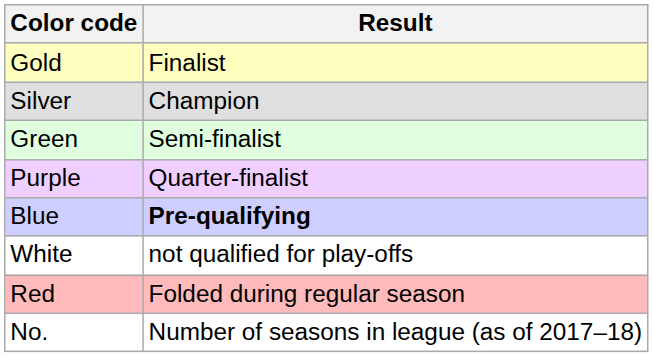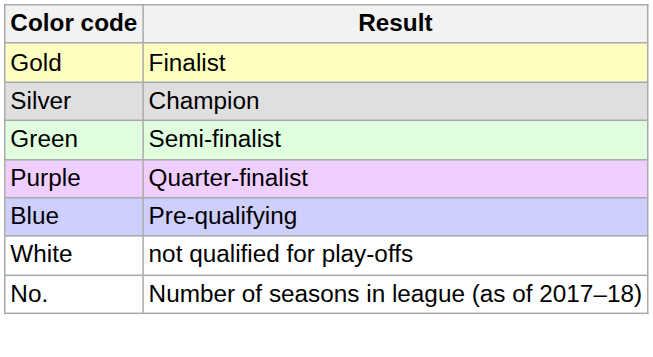(230, 216) bold -> (223, 216) normal
- row: (33, 293)
